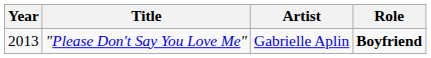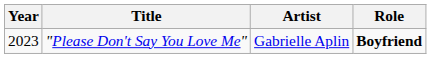(23, 41) 2013 -> (23, 41) 2023
